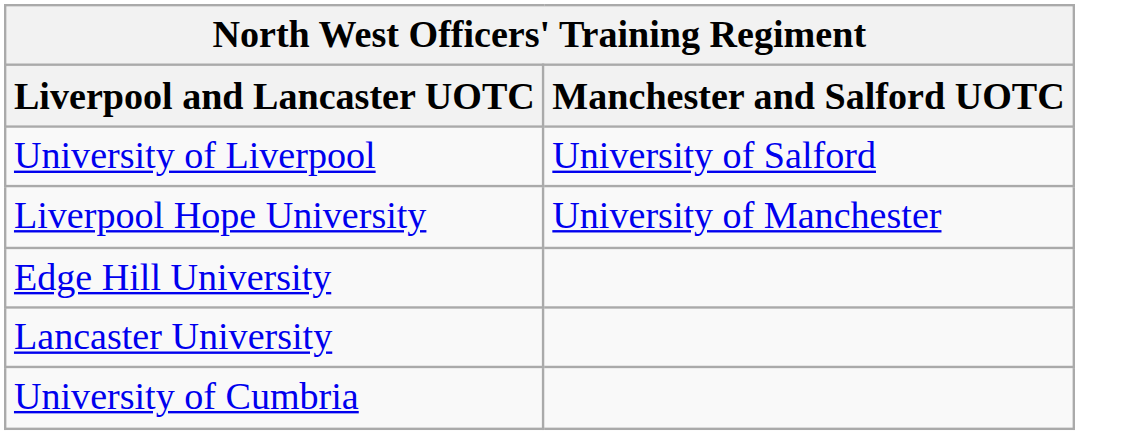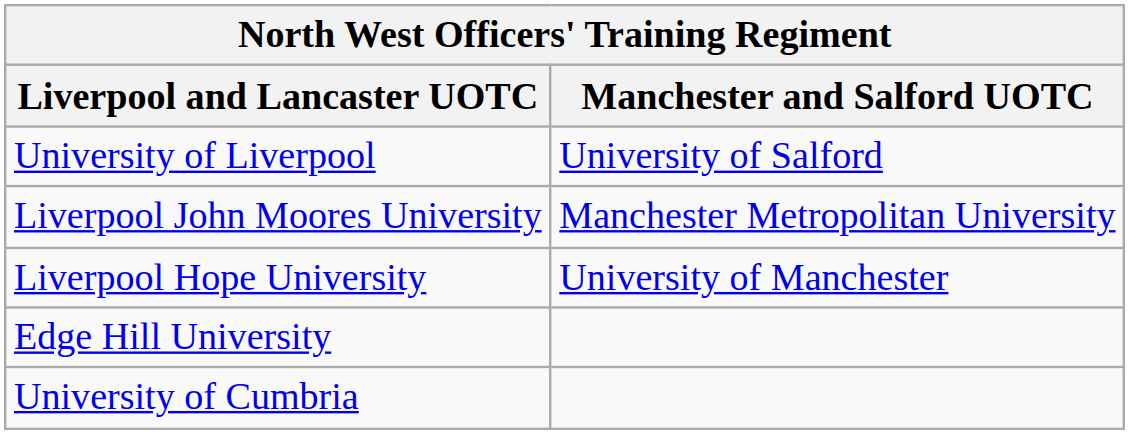+ row: (278, 215)
- row: (173, 336)
